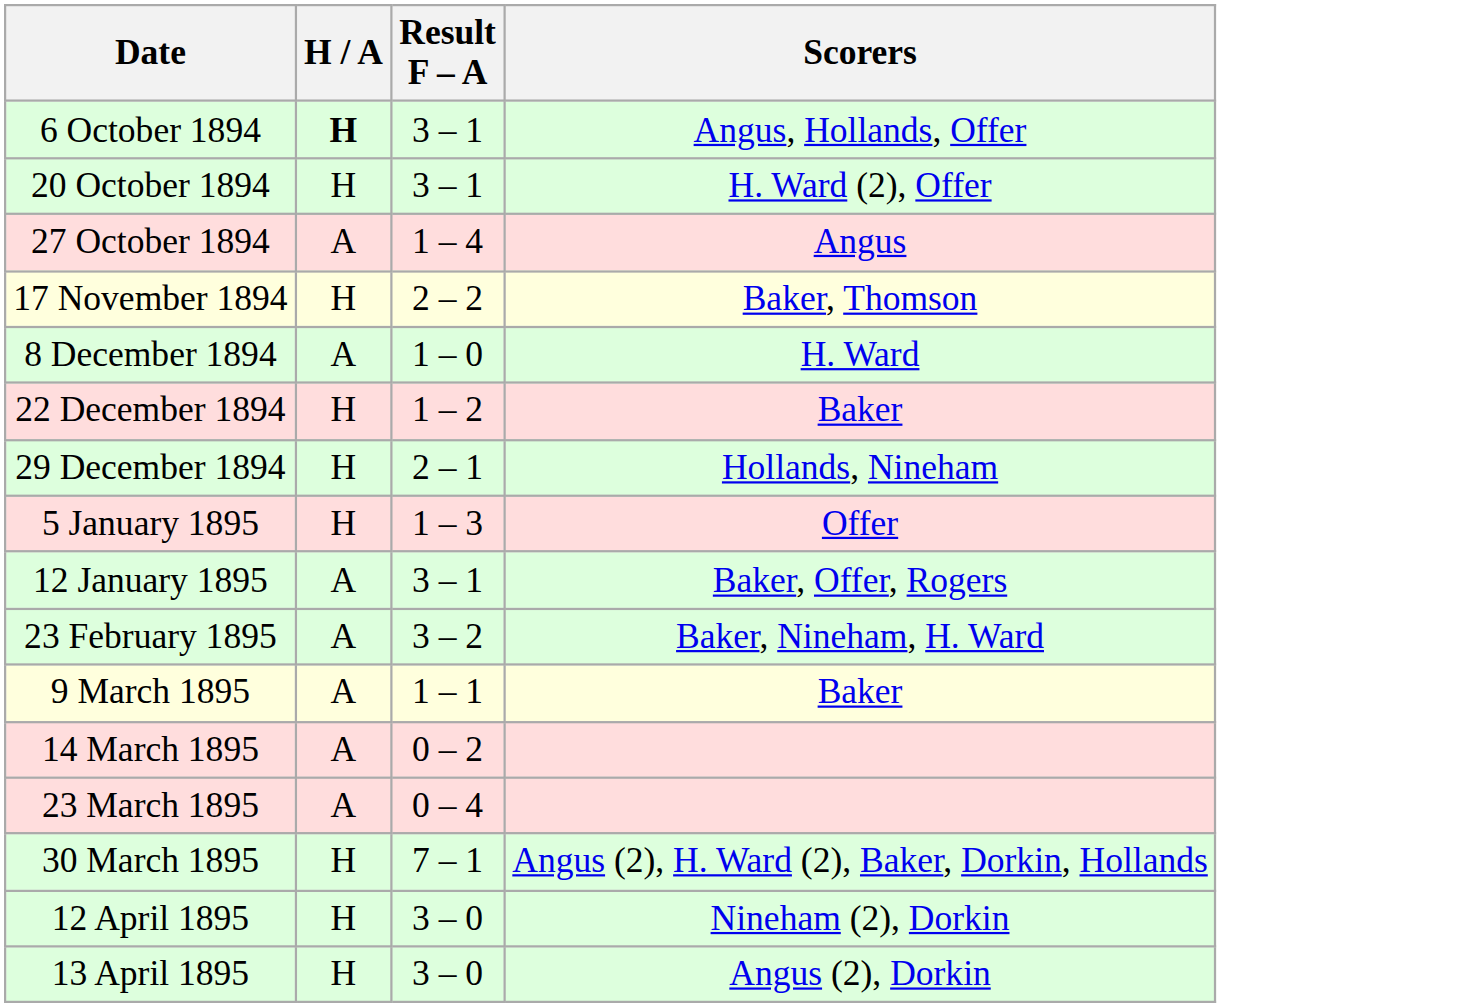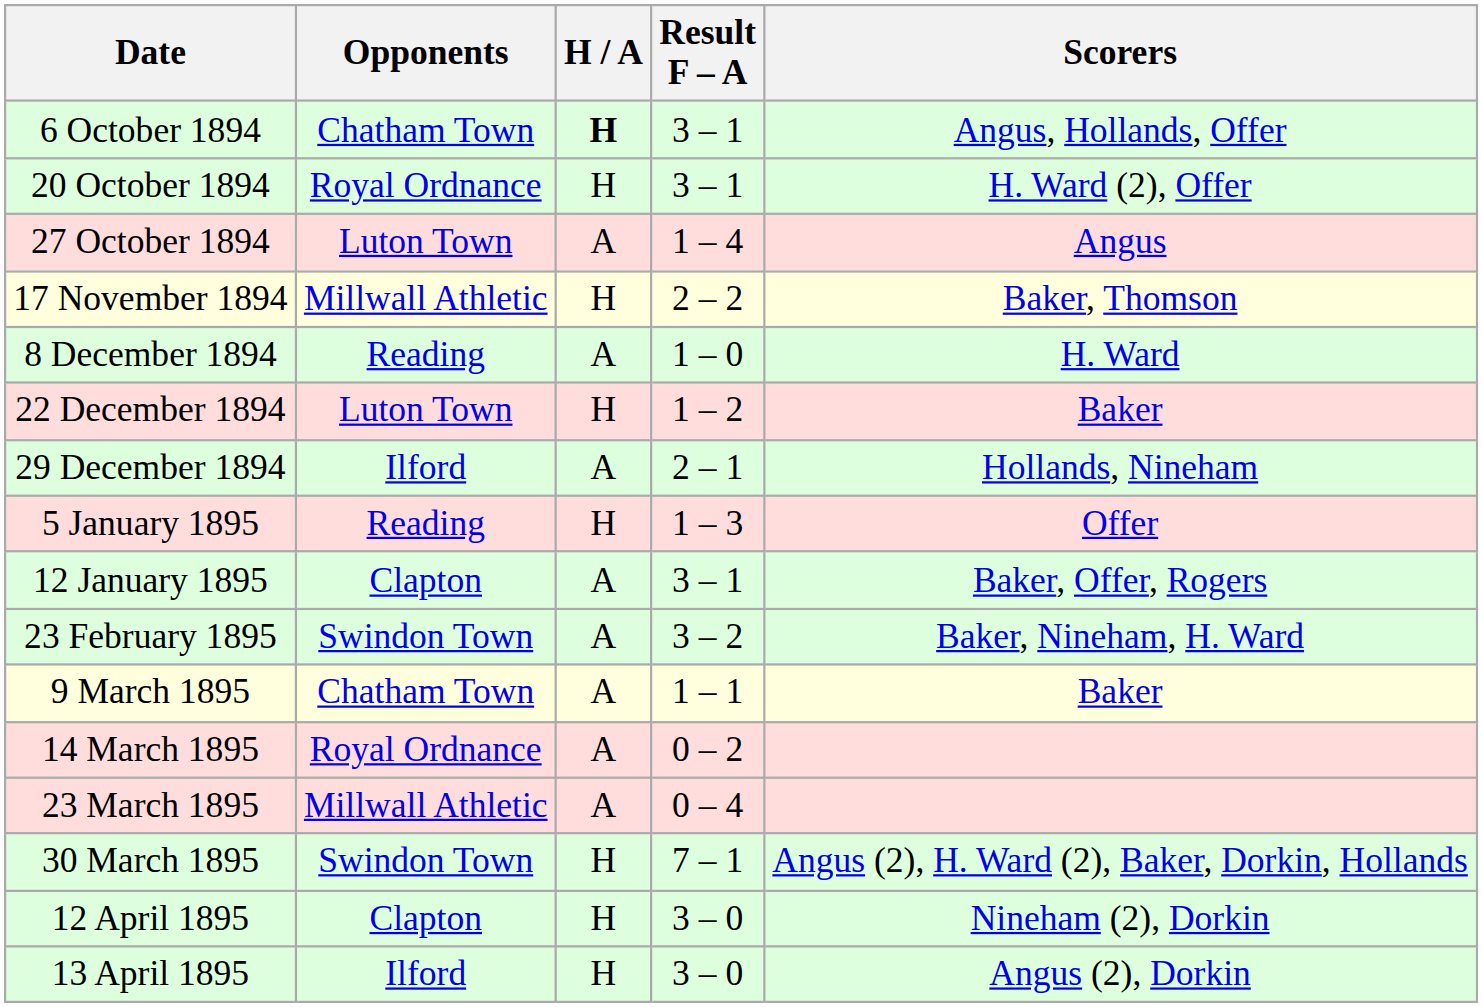+ column: (426, 52)
(343, 466) H -> (603, 466) A
